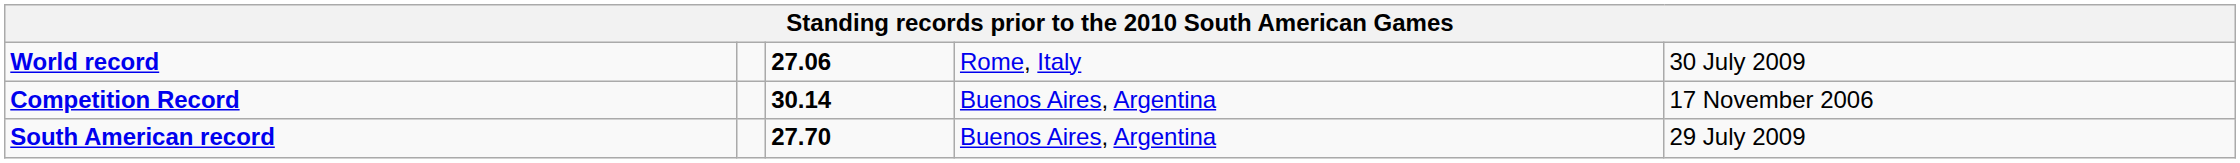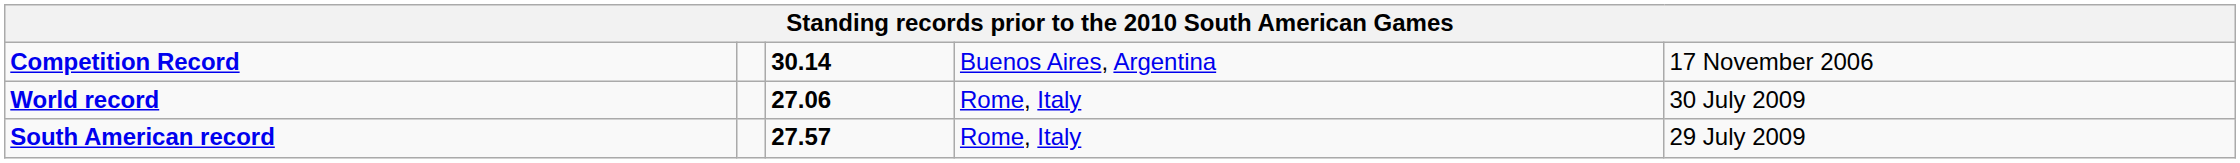rows swapped: (85, 61) <-> (125, 99)
(801, 137) 27.70 -> (801, 137) 27.57
(1088, 137) Buenos Aires, Argentina -> (1021, 137) Rome, Italy
